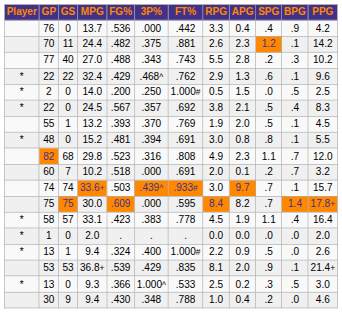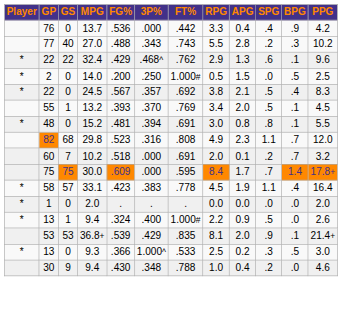- row: (49, 44)
(216, 124) 1.9 -> (216, 108) 3.4
- row: (49, 188)
(243, 204) 8.2 -> (243, 172) 1.7
